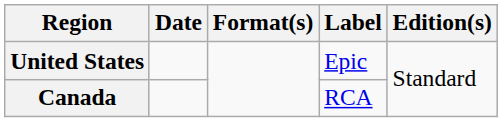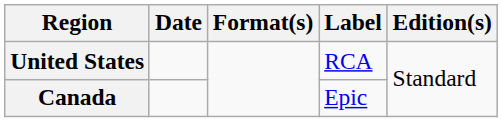(346, 60) Epic -> (348, 60) RCA
(348, 97) RCA -> (346, 97) Epic
